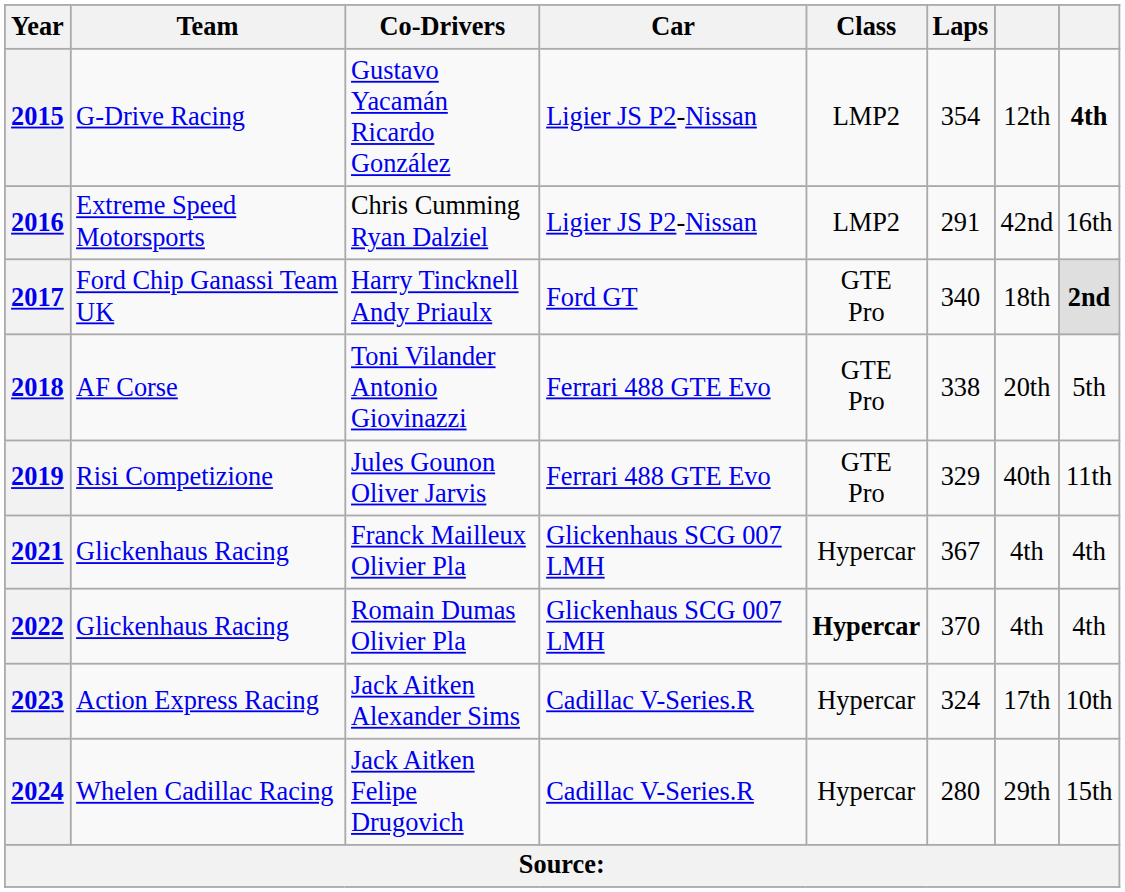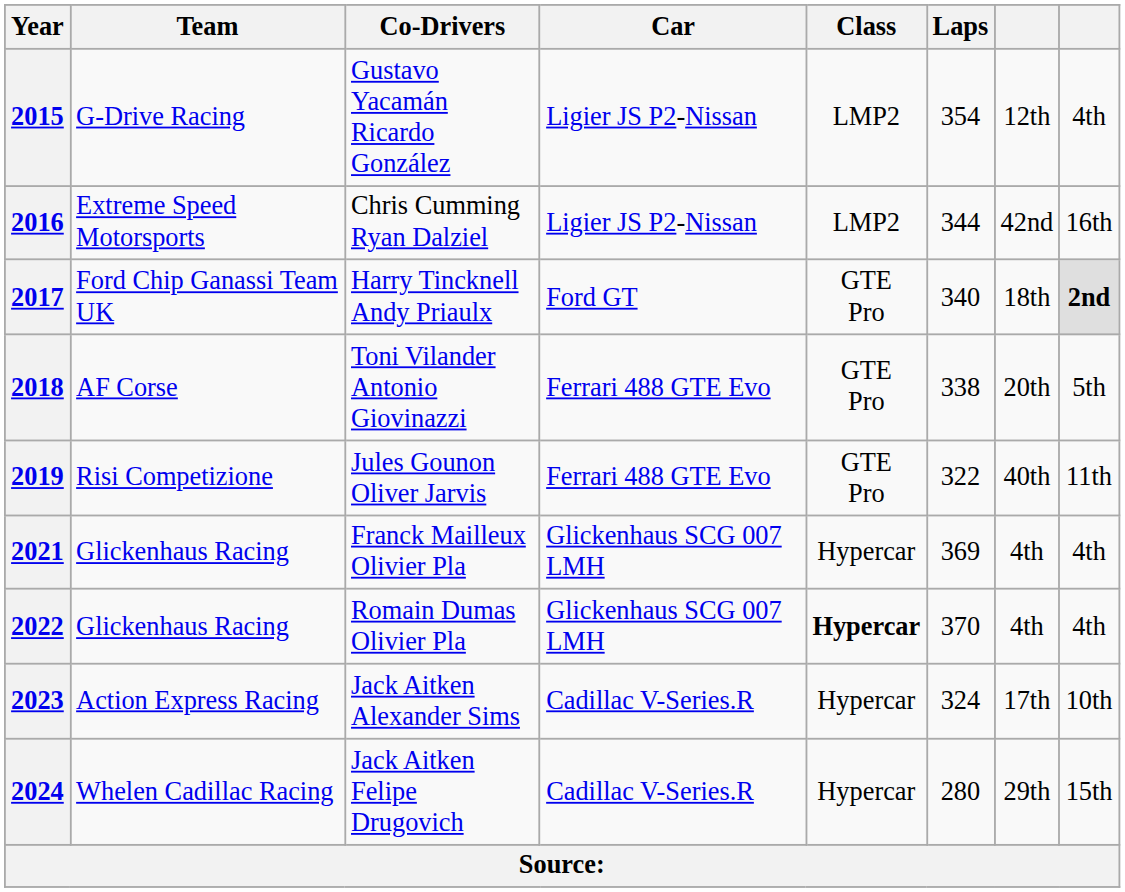(1089, 116) bold -> (1089, 116) normal
(960, 222) 291 -> (960, 222) 344
(960, 477) 329 -> (960, 477) 322
(960, 551) 367 -> (960, 551) 369
